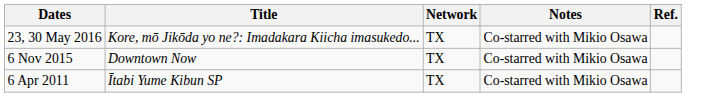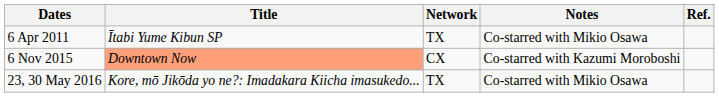rows swapped: (38, 80) <-> (55, 37)
(152, 59) no background -> (152, 59) lightsalmon background
(435, 59) TX -> (436, 59) CX
(566, 59) Co-starred with Mikio Osawa -> (582, 59) Co-starred with Kazumi Moroboshi
